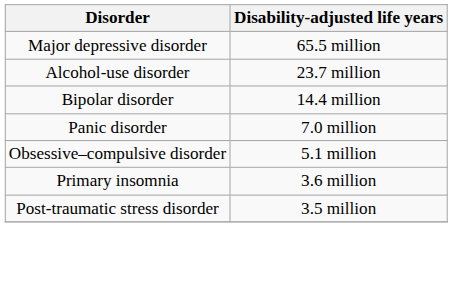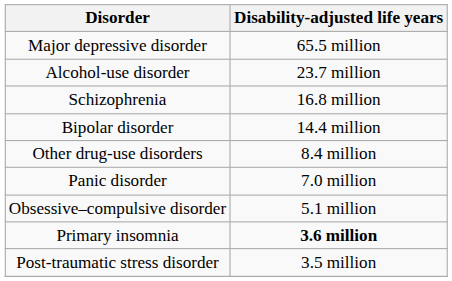+ row: (117, 99)
+ row: (118, 153)
(339, 181) normal -> (339, 235) bold
